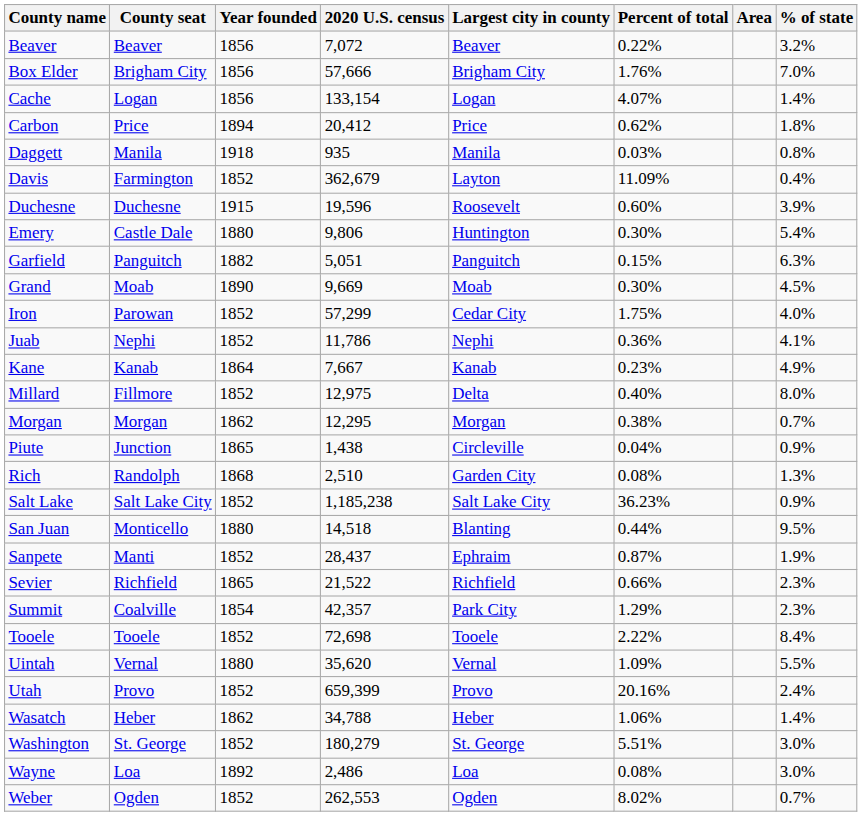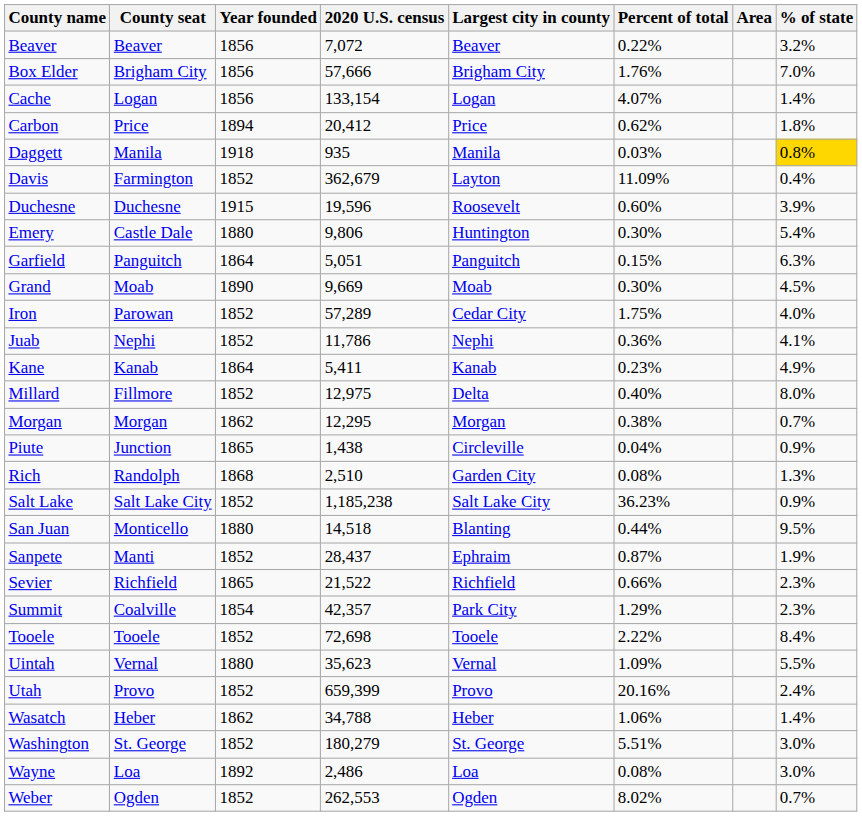(797, 152) no background -> (797, 152) gold background
(237, 260) 1882 -> (237, 260) 1864
(348, 313) 57,299 -> (348, 313) 57,289
(344, 367) 7,667 -> (343, 367) 5,411
(348, 663) 35,620 -> (348, 663) 35,623
